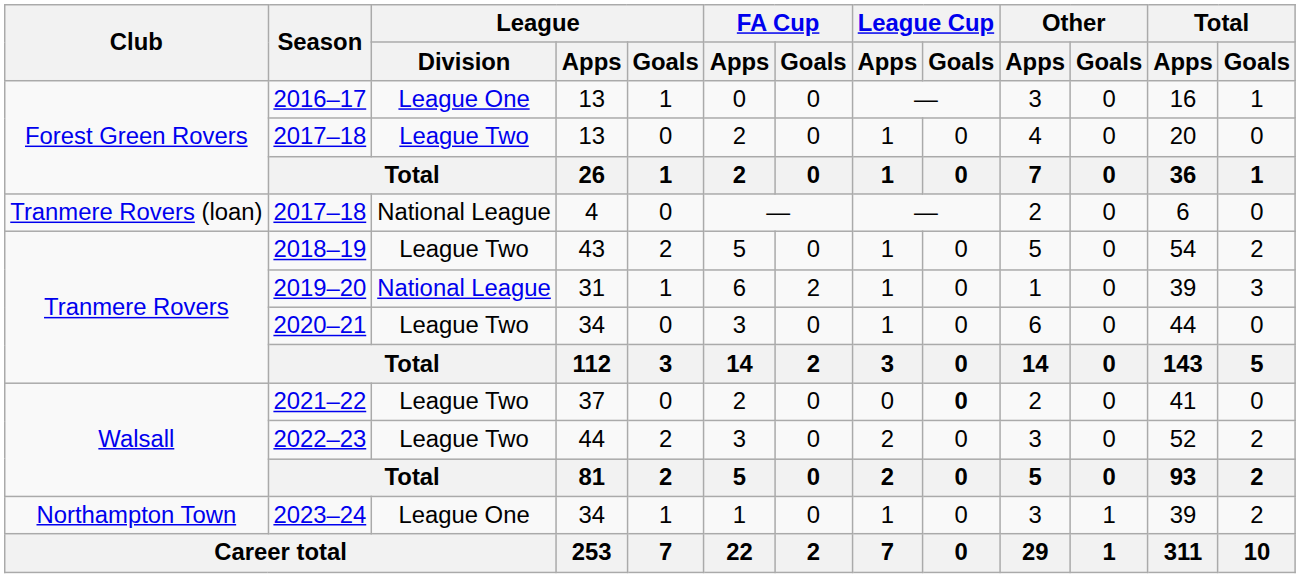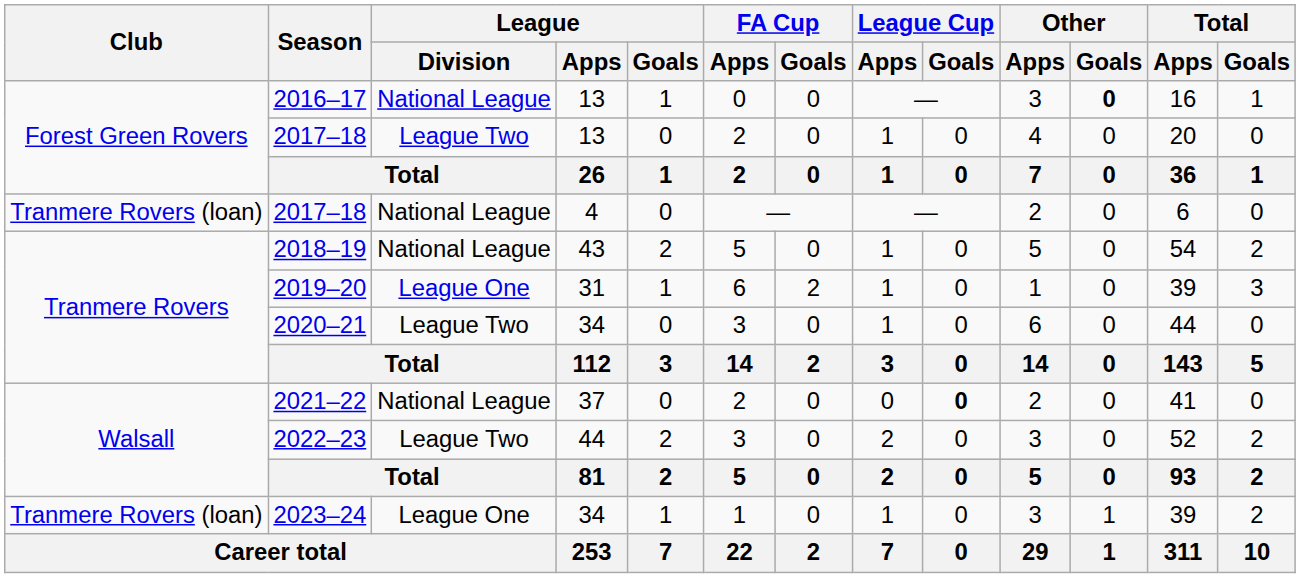(464, 99) League One -> (464, 99) National League
(1109, 99) normal -> (1109, 99) bold
(464, 250) League Two -> (464, 250) National League
(464, 288) National League -> (464, 288) League One
(464, 401) League Two -> (464, 401) National League
(136, 514) Northampton Town -> (136, 514) Tranmere Rovers (loan)
